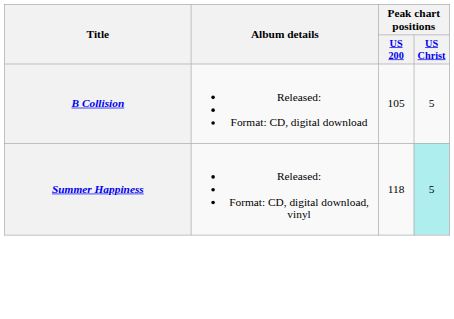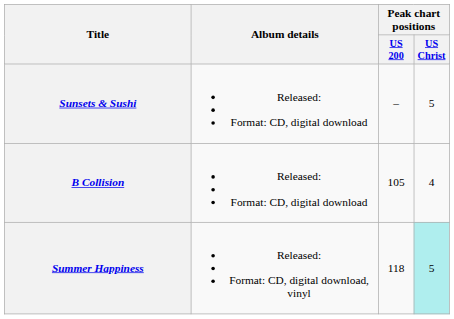+ row: (98, 103)
(432, 103) 5 -> (432, 182) 4
